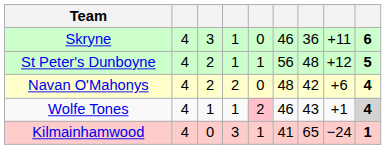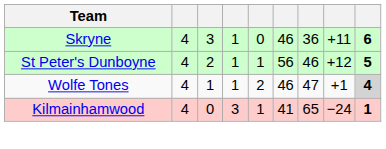(311, 62) 48 -> (311, 62) 46
- row: (88, 86)
(260, 109) pink background -> (260, 86) no background
(311, 109) 43 -> (311, 86) 47
